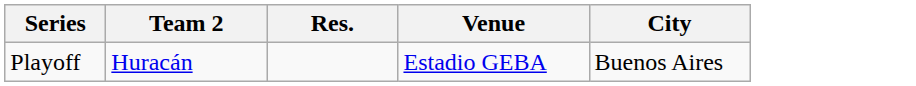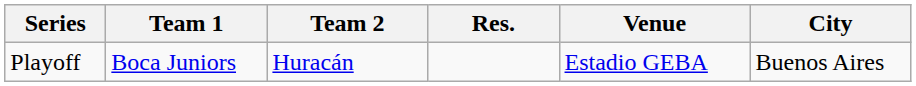+ column: (186, 23)
